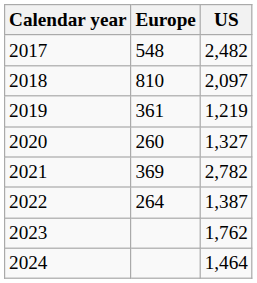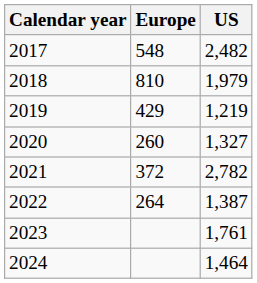(226, 80) 2,097 -> (226, 80) 1,979
(150, 111) 361 -> (150, 111) 429
(150, 171) 369 -> (150, 171) 372
(226, 232) 1,762 -> (226, 232) 1,761
